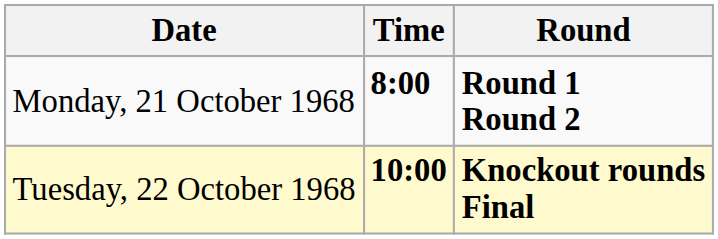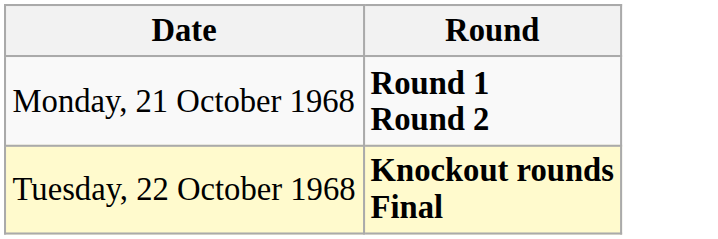- column: (409, 30)
